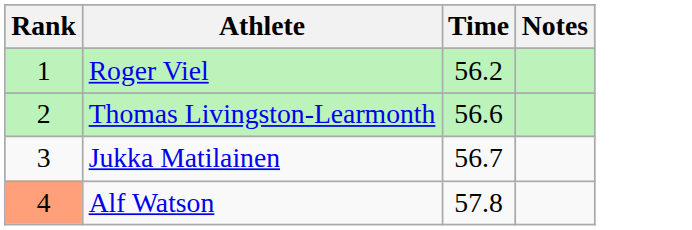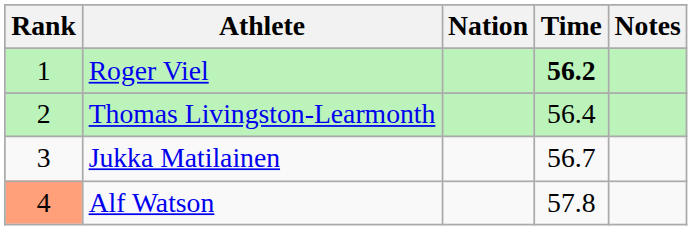+ column: (488, 26)
(479, 70) normal -> (571, 70) bold
(479, 114) 56.6 -> (571, 114) 56.4
